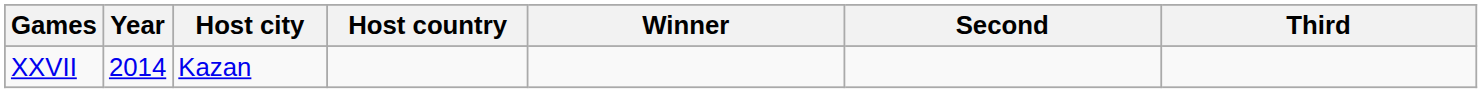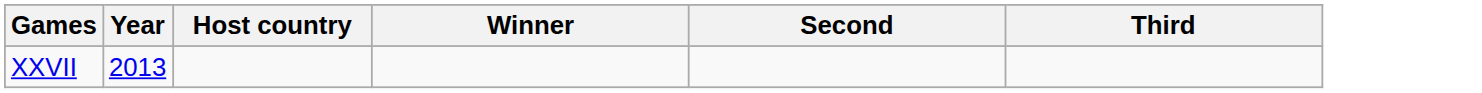- column: (250, 26)
(138, 66) 2014 -> (138, 66) 2013
